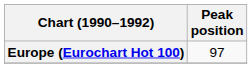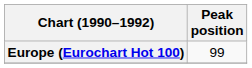(217, 52) 97 -> (217, 52) 99
